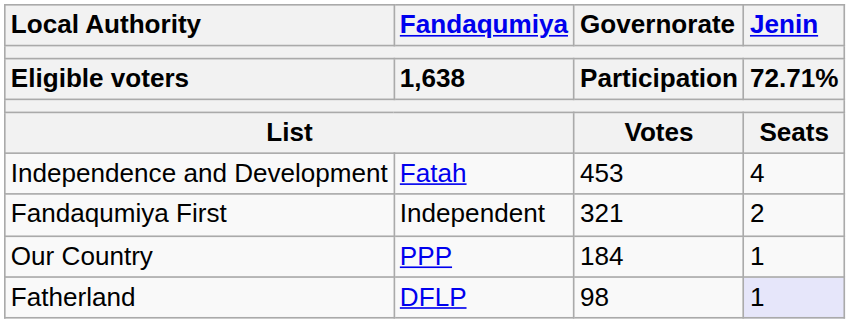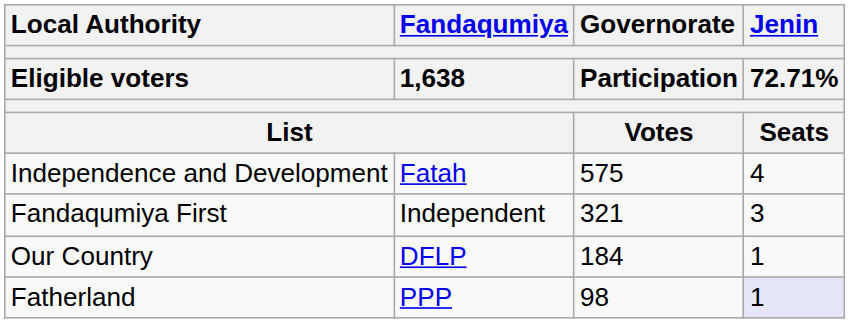(602, 173) 453 -> (602, 173) 575
(757, 214) 2 -> (757, 214) 3
(426, 256) PPP -> (433, 256) DFLP
(433, 297) DFLP -> (426, 297) PPP
